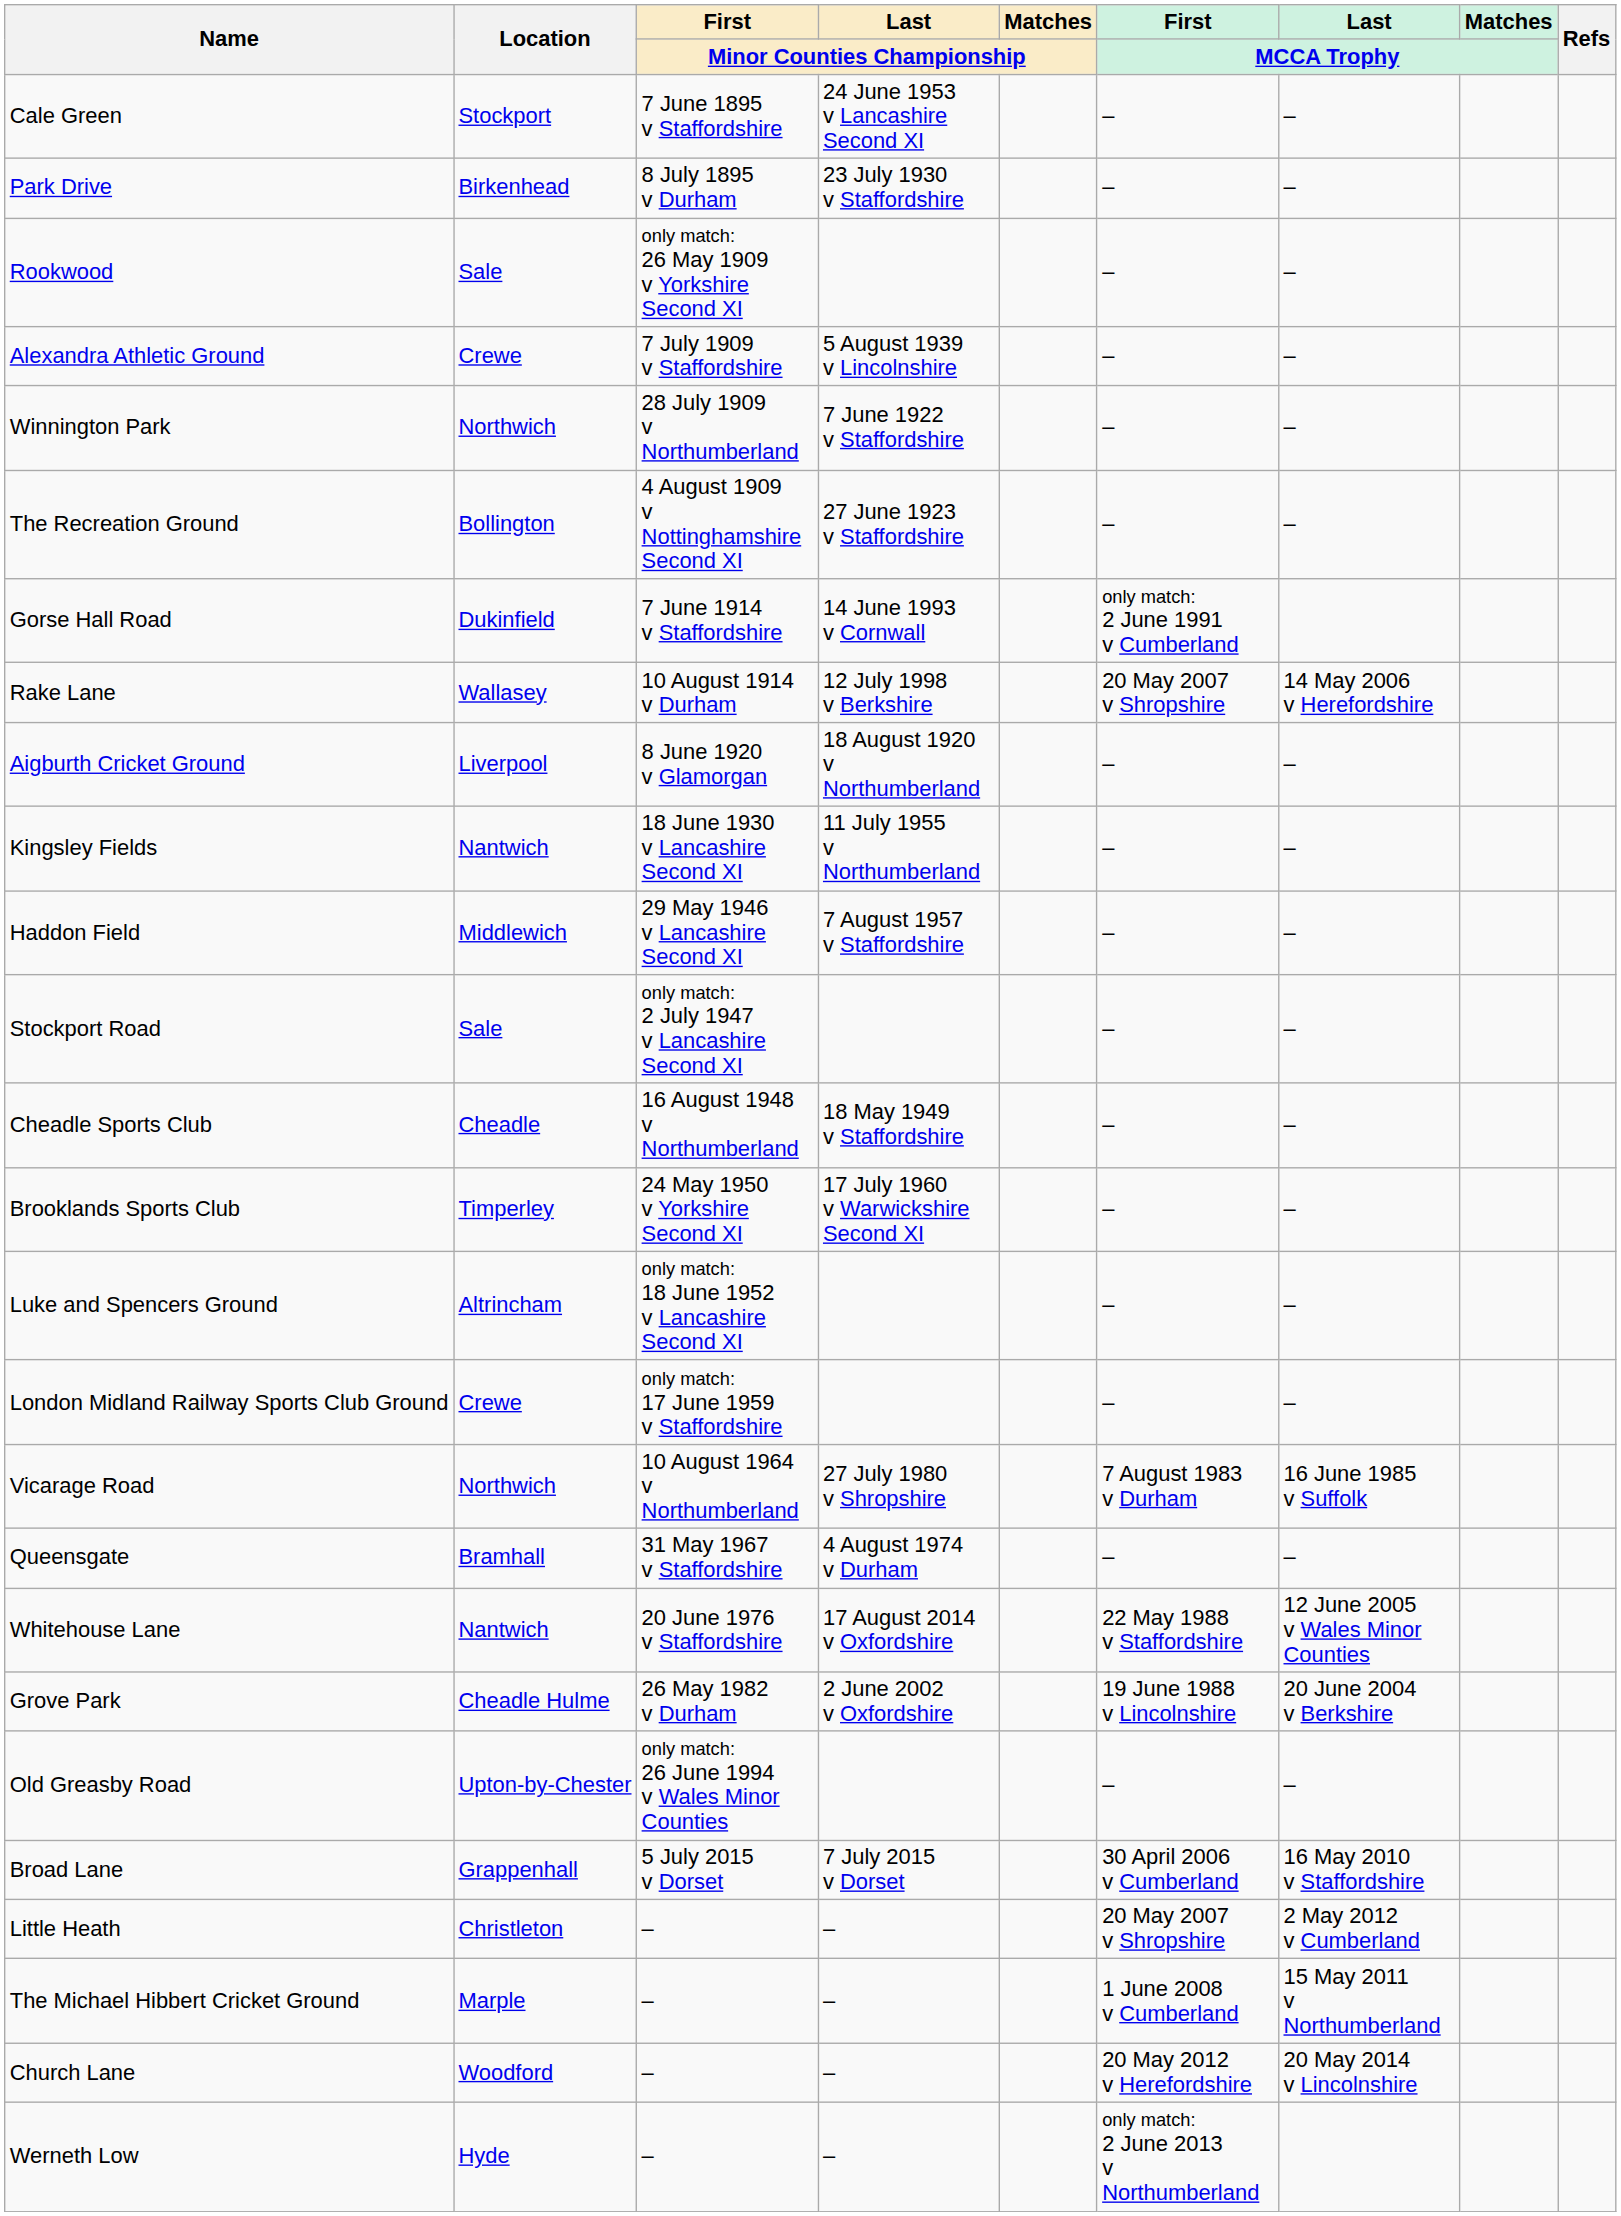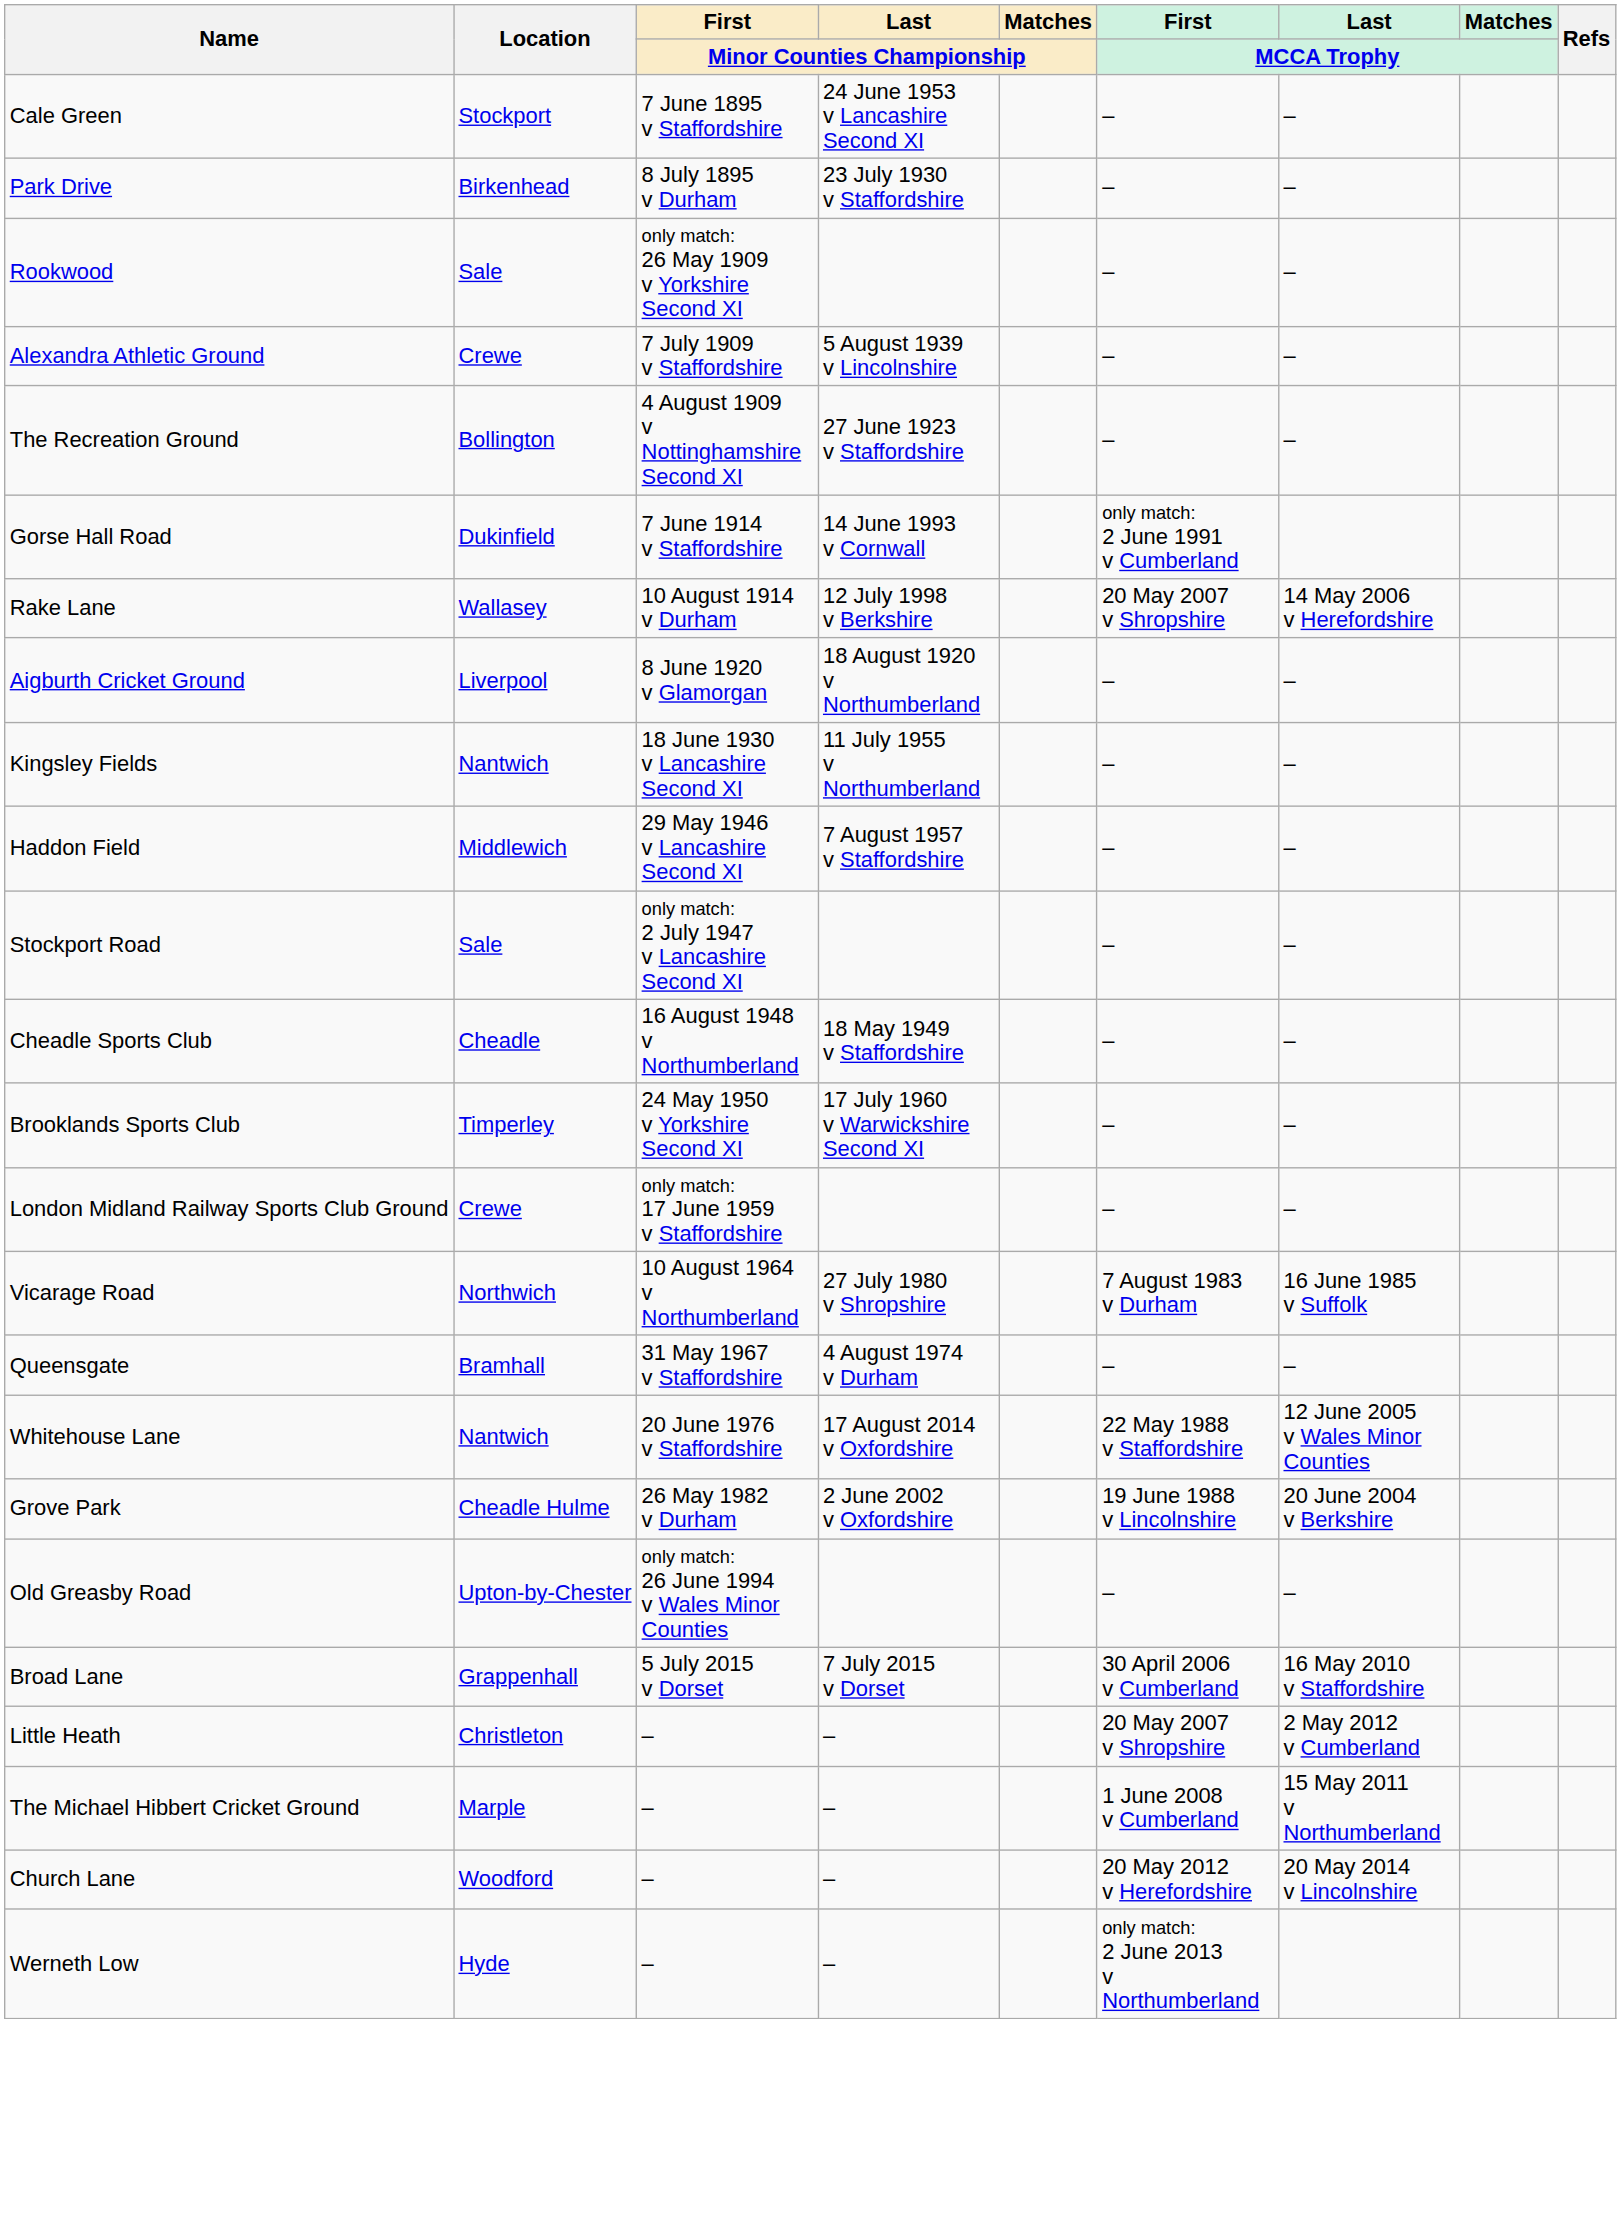- row: (90, 427)
- row: (144, 1305)
